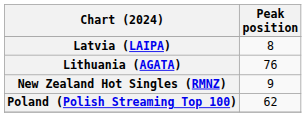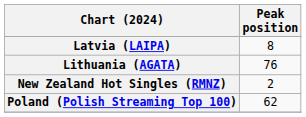(270, 84) 9 -> (270, 84) 2
